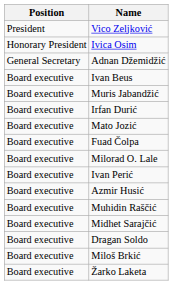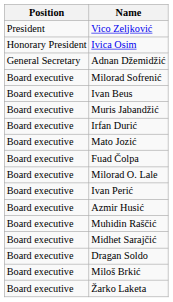+ row: (126, 77)
